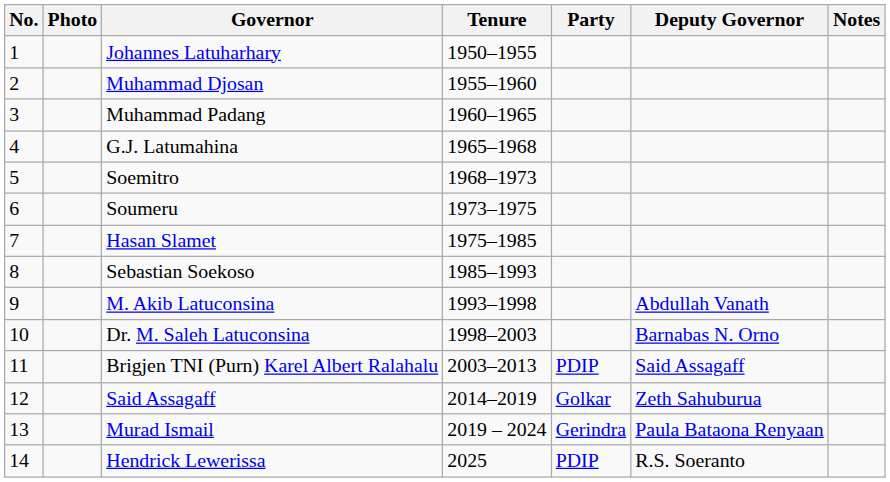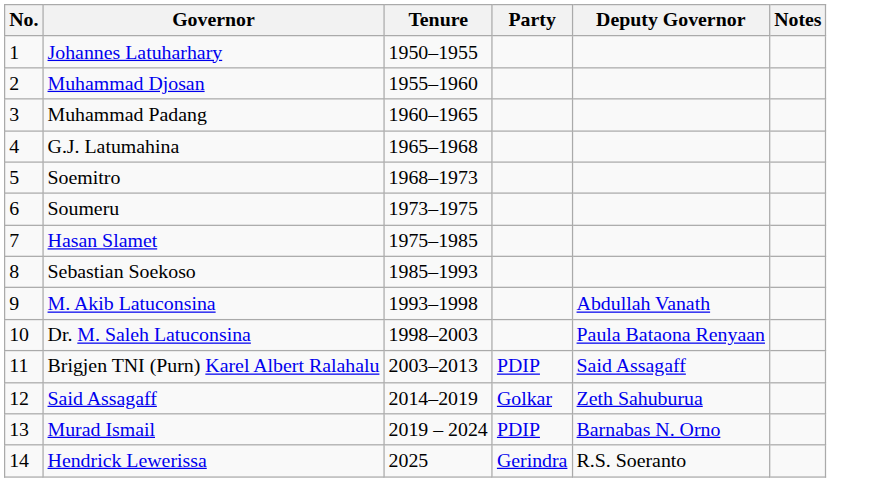- column: (72, 20)
(707, 334) Barnabas N. Orno -> (671, 334) Paula Bataona Renyaan
(591, 429) Gerindra -> (518, 429) PDIP
(730, 429) Paula Bataona Renyaan -> (648, 429) Barnabas N. Orno
(577, 460) PDIP -> (532, 460) Gerindra
